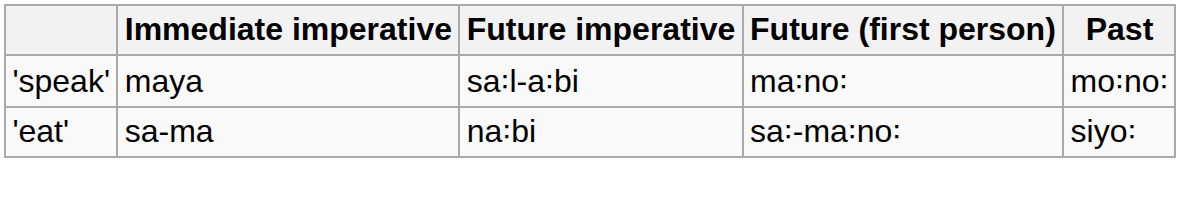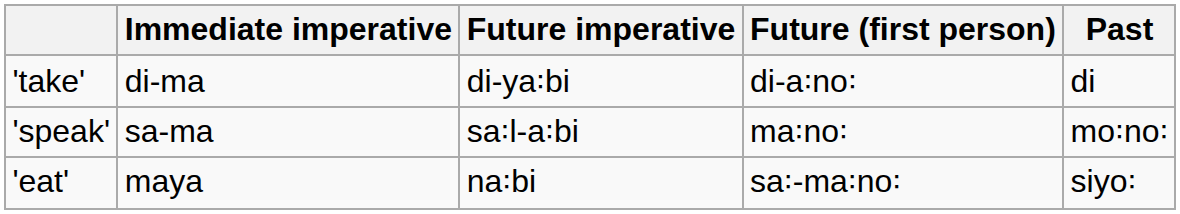+ row: (49, 80)
(164, 80) maya -> (169, 131) sa-ma
(169, 131) sa-ma -> (164, 182) maya
